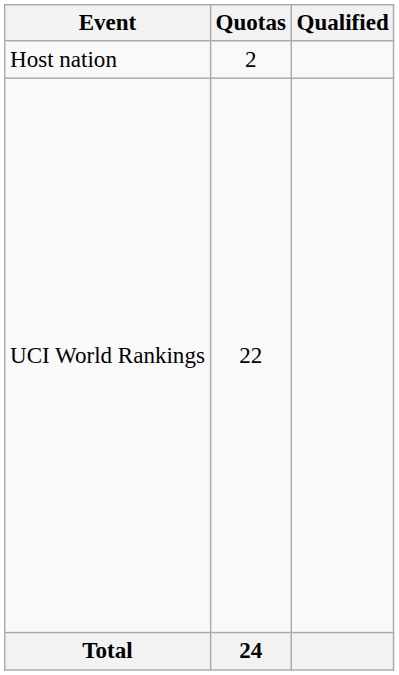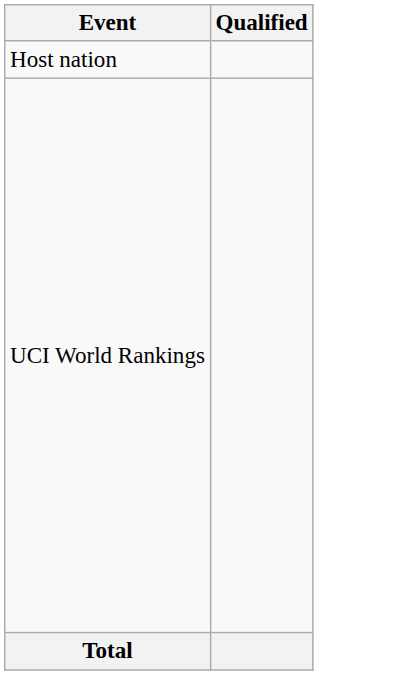- column: (251, 22)
